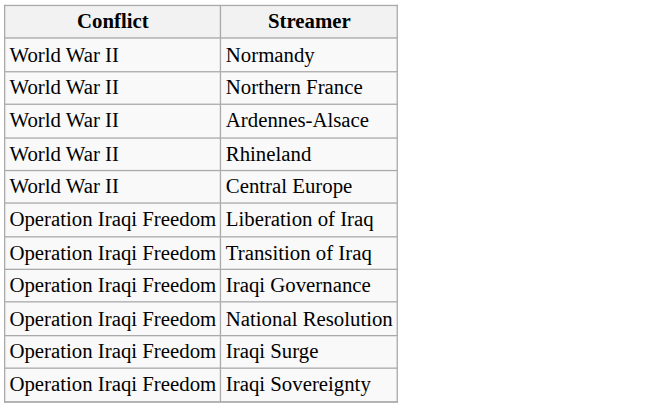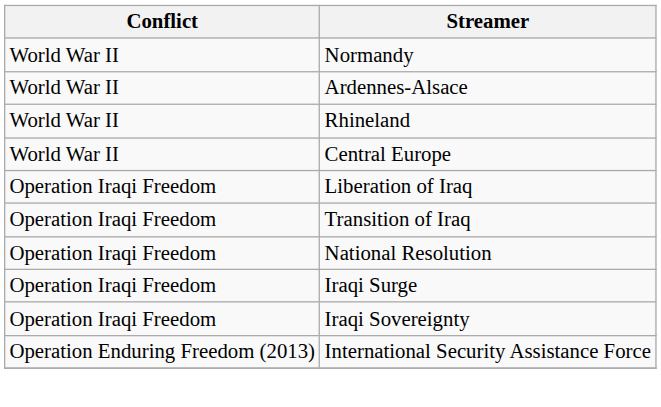- row: (294, 87)
- row: (298, 285)
+ row: (488, 351)
